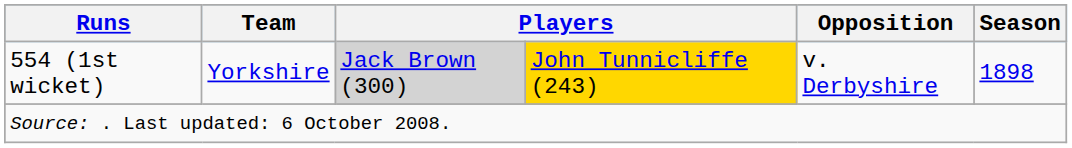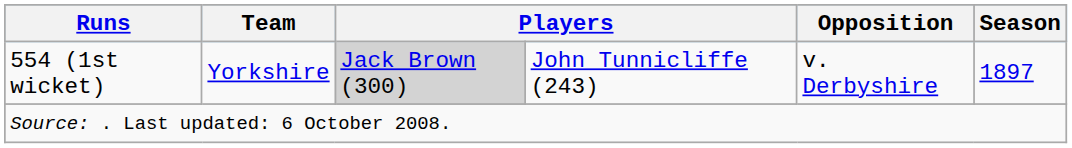(639, 73) gold background -> (639, 73) no background
(1007, 73) 1898 -> (1007, 73) 1897
